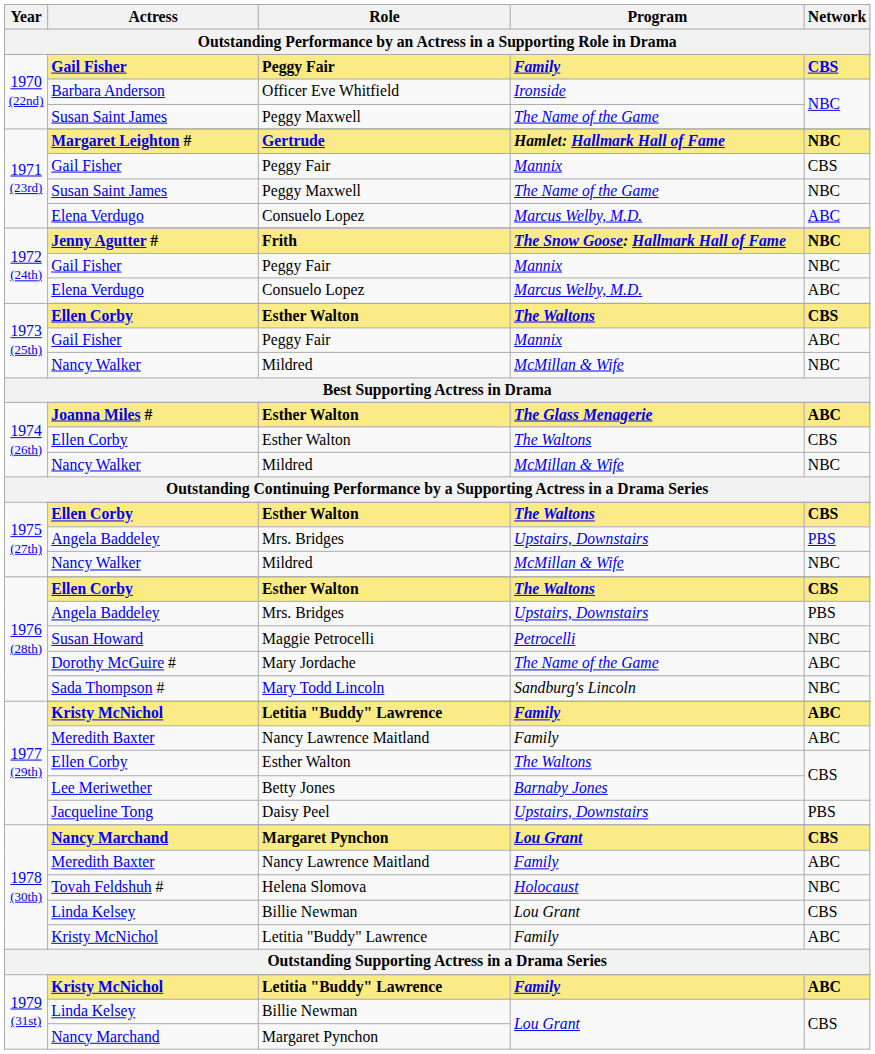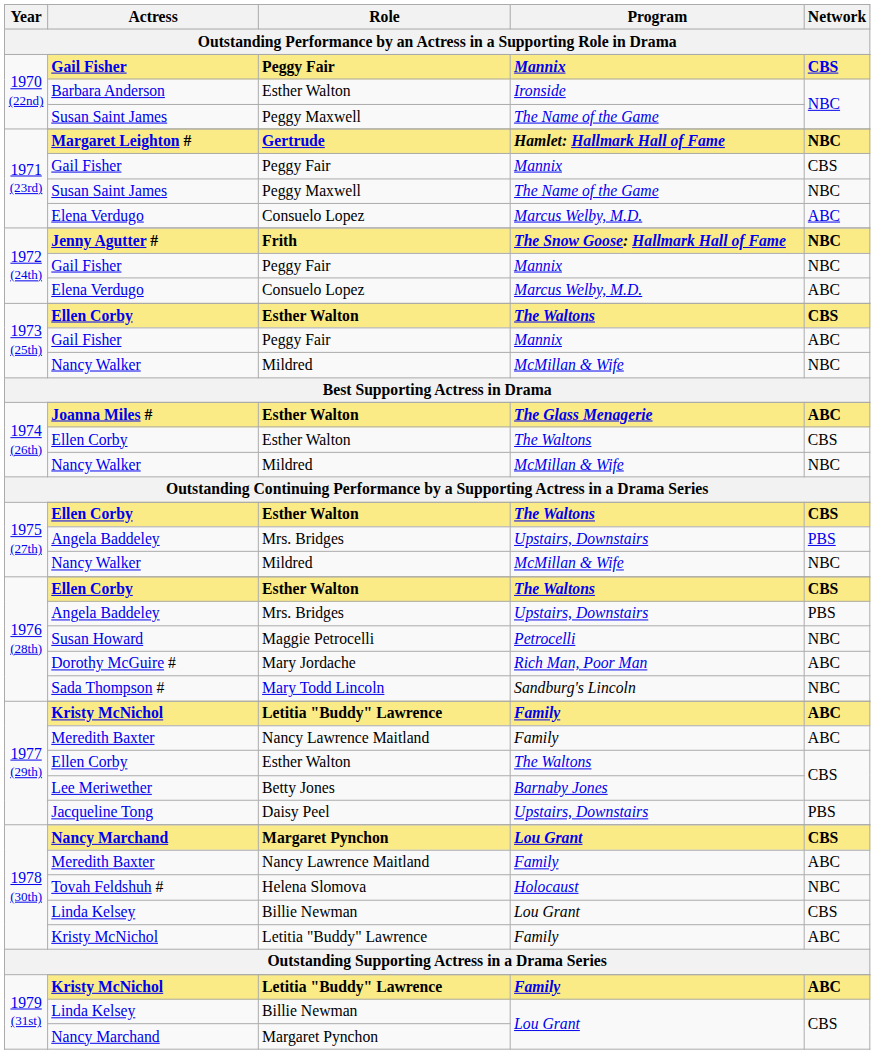(537, 66) Family -> (540, 66) Mannix
(331, 91) Officer Eve Whitfield -> (306, 91) Esther Walton
(586, 663) The Name of the Game -> (581, 663) Rich Man, Poor Man
